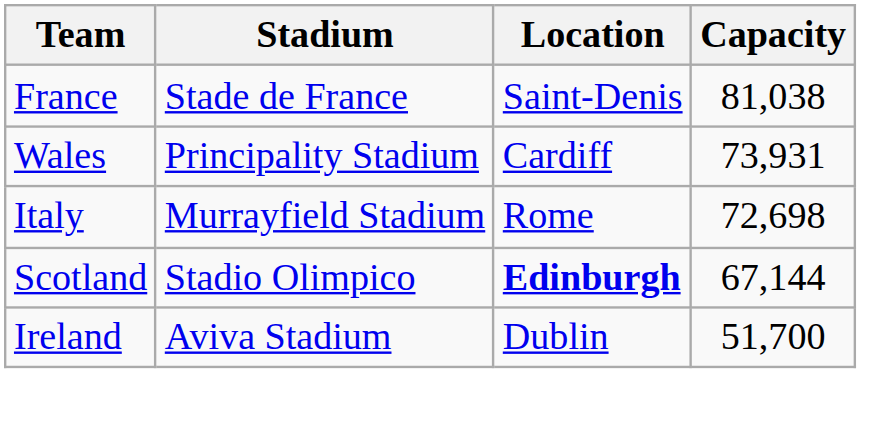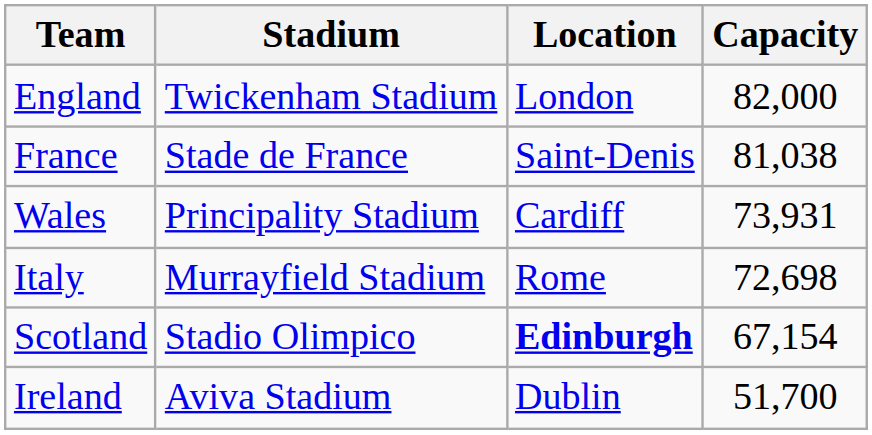+ row: (77, 95)
(773, 276) 67,144 -> (785, 336) 67,154
